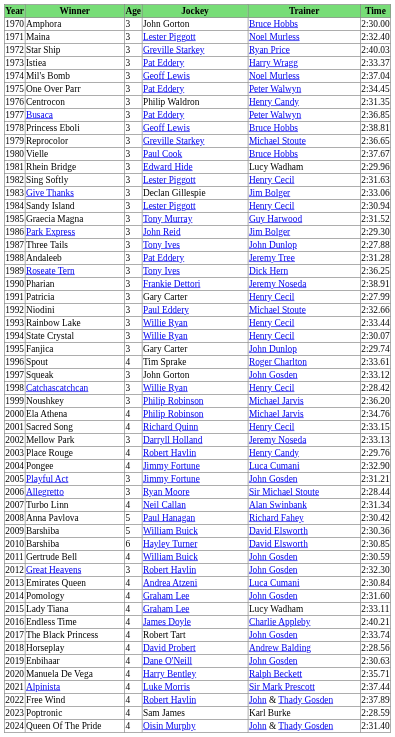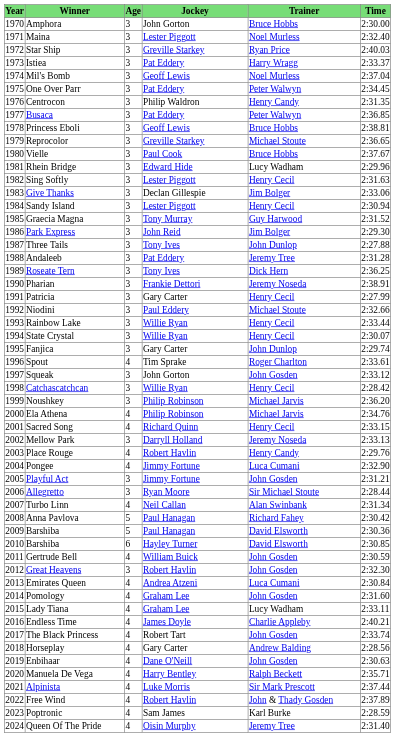(170, 530) William Buick -> (169, 530) Paul Hanagan
(169, 647) David Probert -> (165, 647) Gary Carter
(291, 725) John & Thady Gosden -> (272, 725) Jeremy Tree
